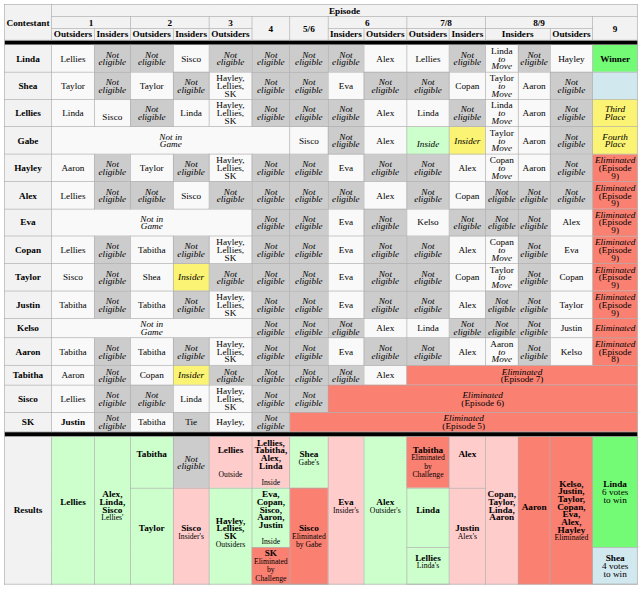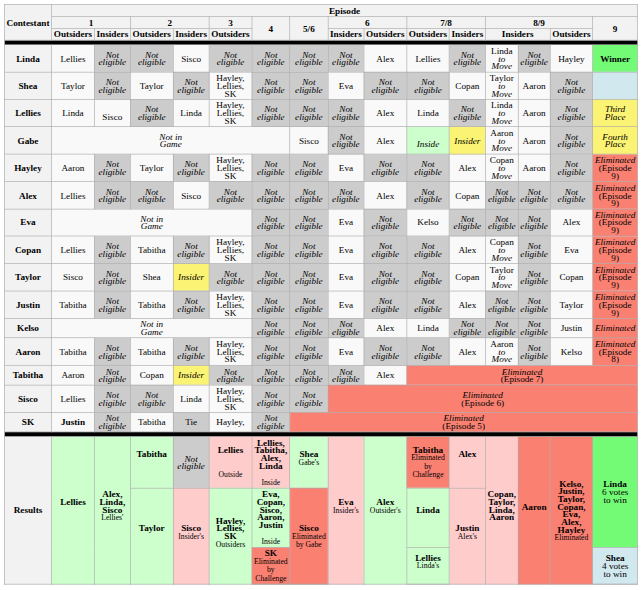(502, 141) Taylor to Move -> (502, 141) Aaron to Move
